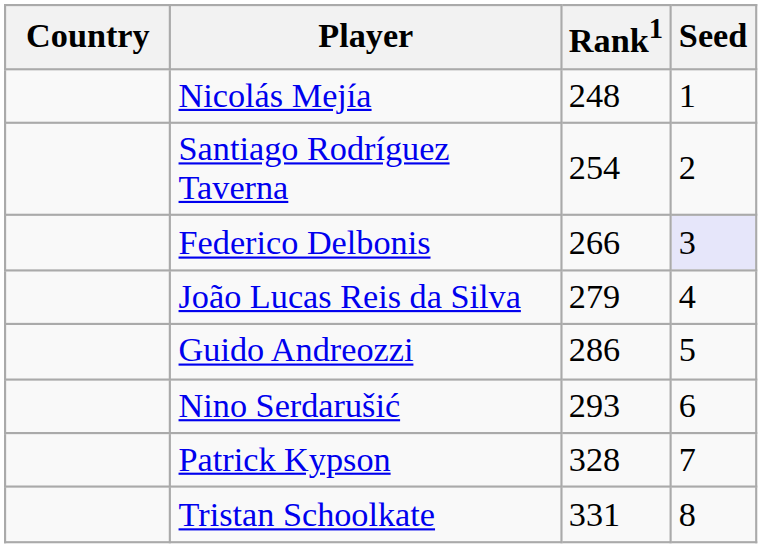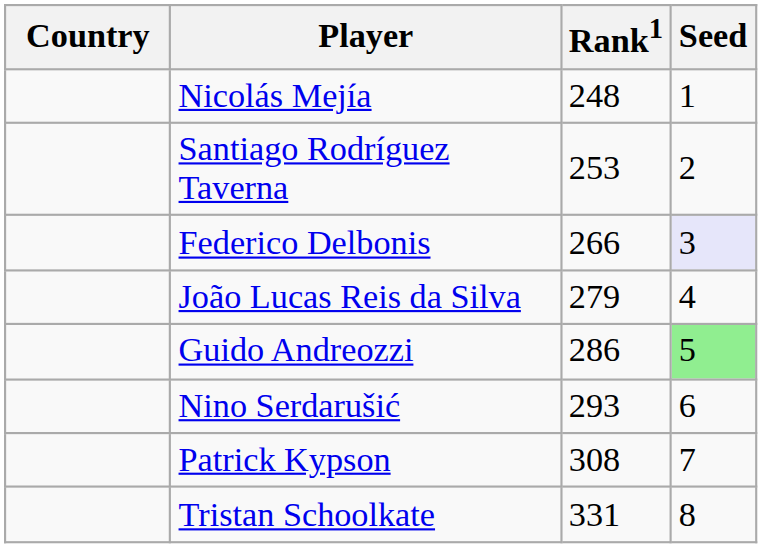(595, 168) 254 -> (595, 168) 253
(687, 350) no background -> (687, 350) lightgreen background
(595, 459) 328 -> (595, 459) 308
